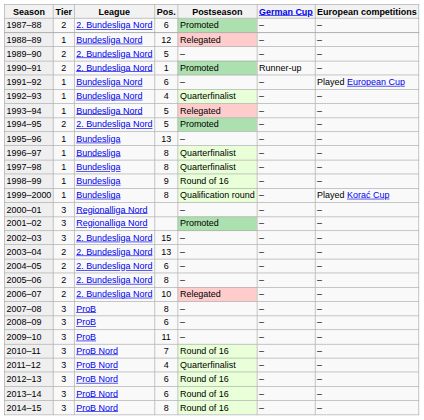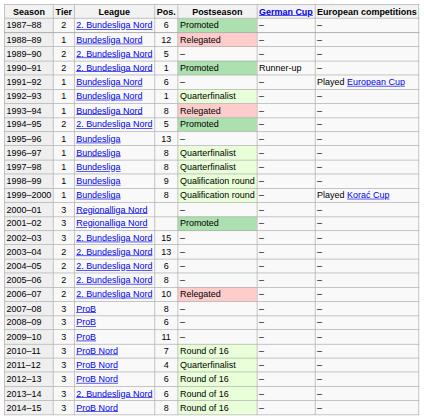(166, 96) 4 -> (166, 96) 1
(166, 110) 5 -> (166, 110) 8
(204, 181) Round of 16 -> (217, 181) Qualification round
(97, 393) ProB Nord -> (114, 393) 2. Bundesliga Nord
